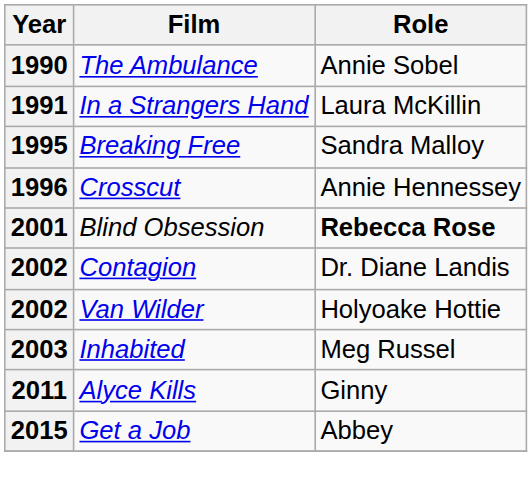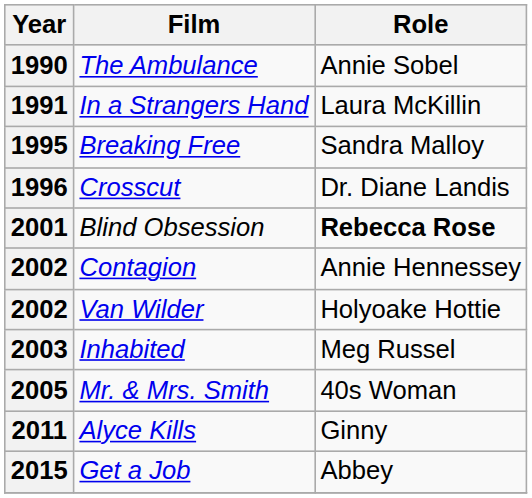(421, 187) Annie Hennessey -> (415, 187) Dr. Diane Landis
(415, 268) Dr. Diane Landis -> (421, 268) Annie Hennessey
+ row: (39, 390)
